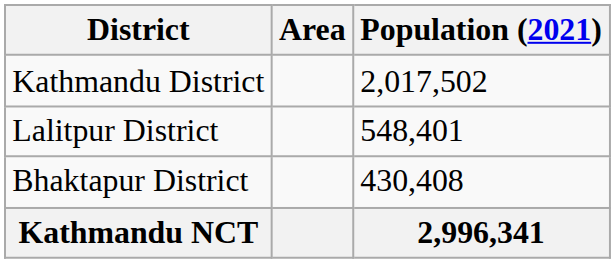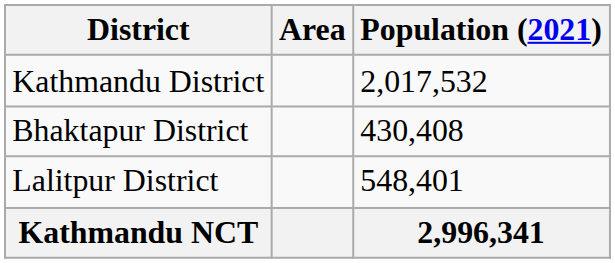(424, 80) 2,017,502 -> (424, 80) 2,017,532
rows swapped: (130, 181) <-> (115, 130)
